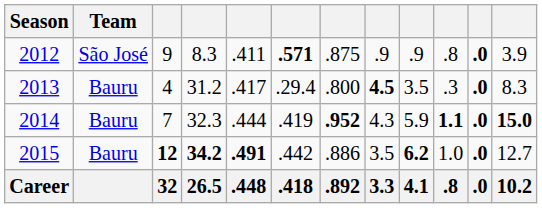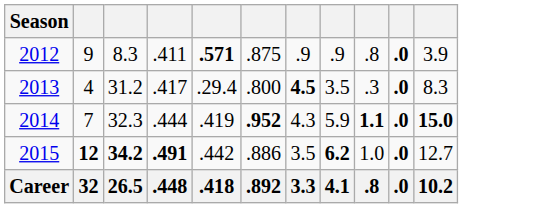- column: (113, 21)
